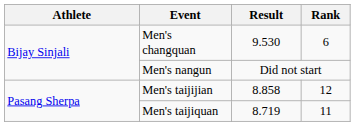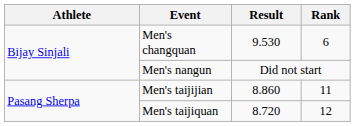(266, 90) 8.858 -> (266, 90) 8.860
(326, 90) 12 -> (326, 90) 11
(266, 111) 8.719 -> (266, 111) 8.720
(326, 111) 11 -> (326, 111) 12
